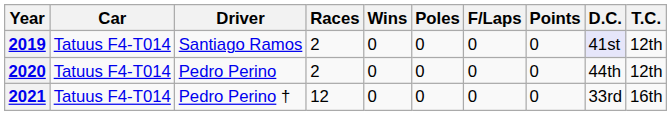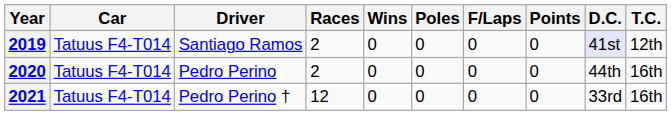(646, 70) 12th -> (646, 70) 16th
